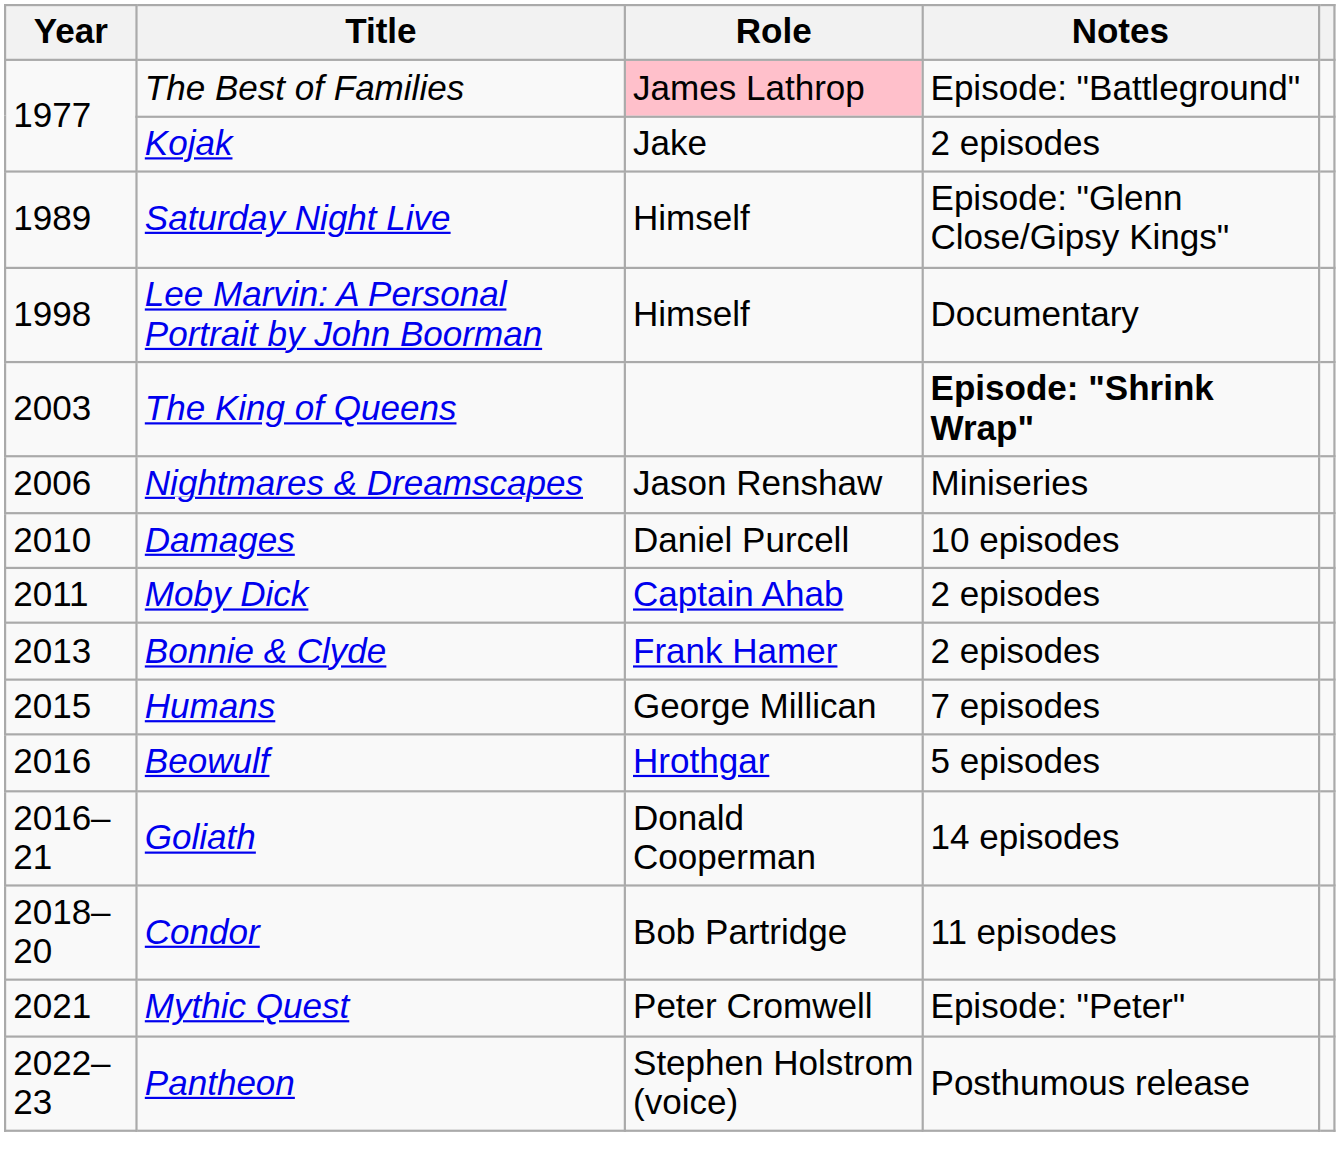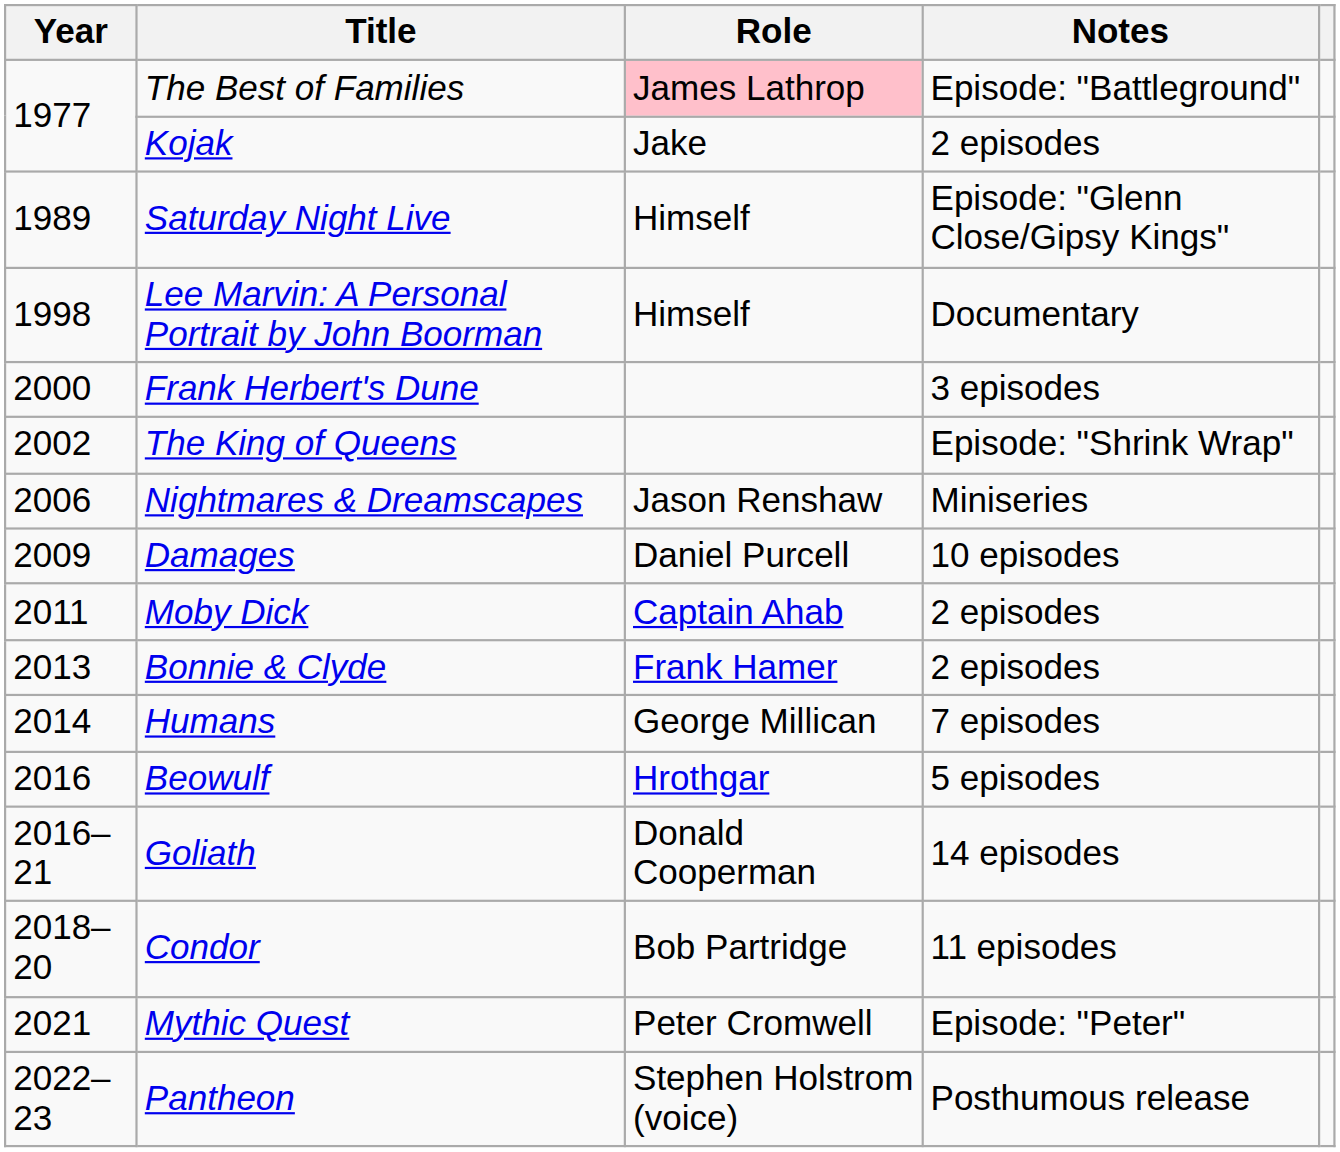+ row: (312, 388)
(52, 408) 2003 -> (52, 444) 2002
(1072, 408) bold -> (1112, 444) normal
(52, 539) 2010 -> (52, 555) 2009
(52, 706) 2015 -> (52, 722) 2014
